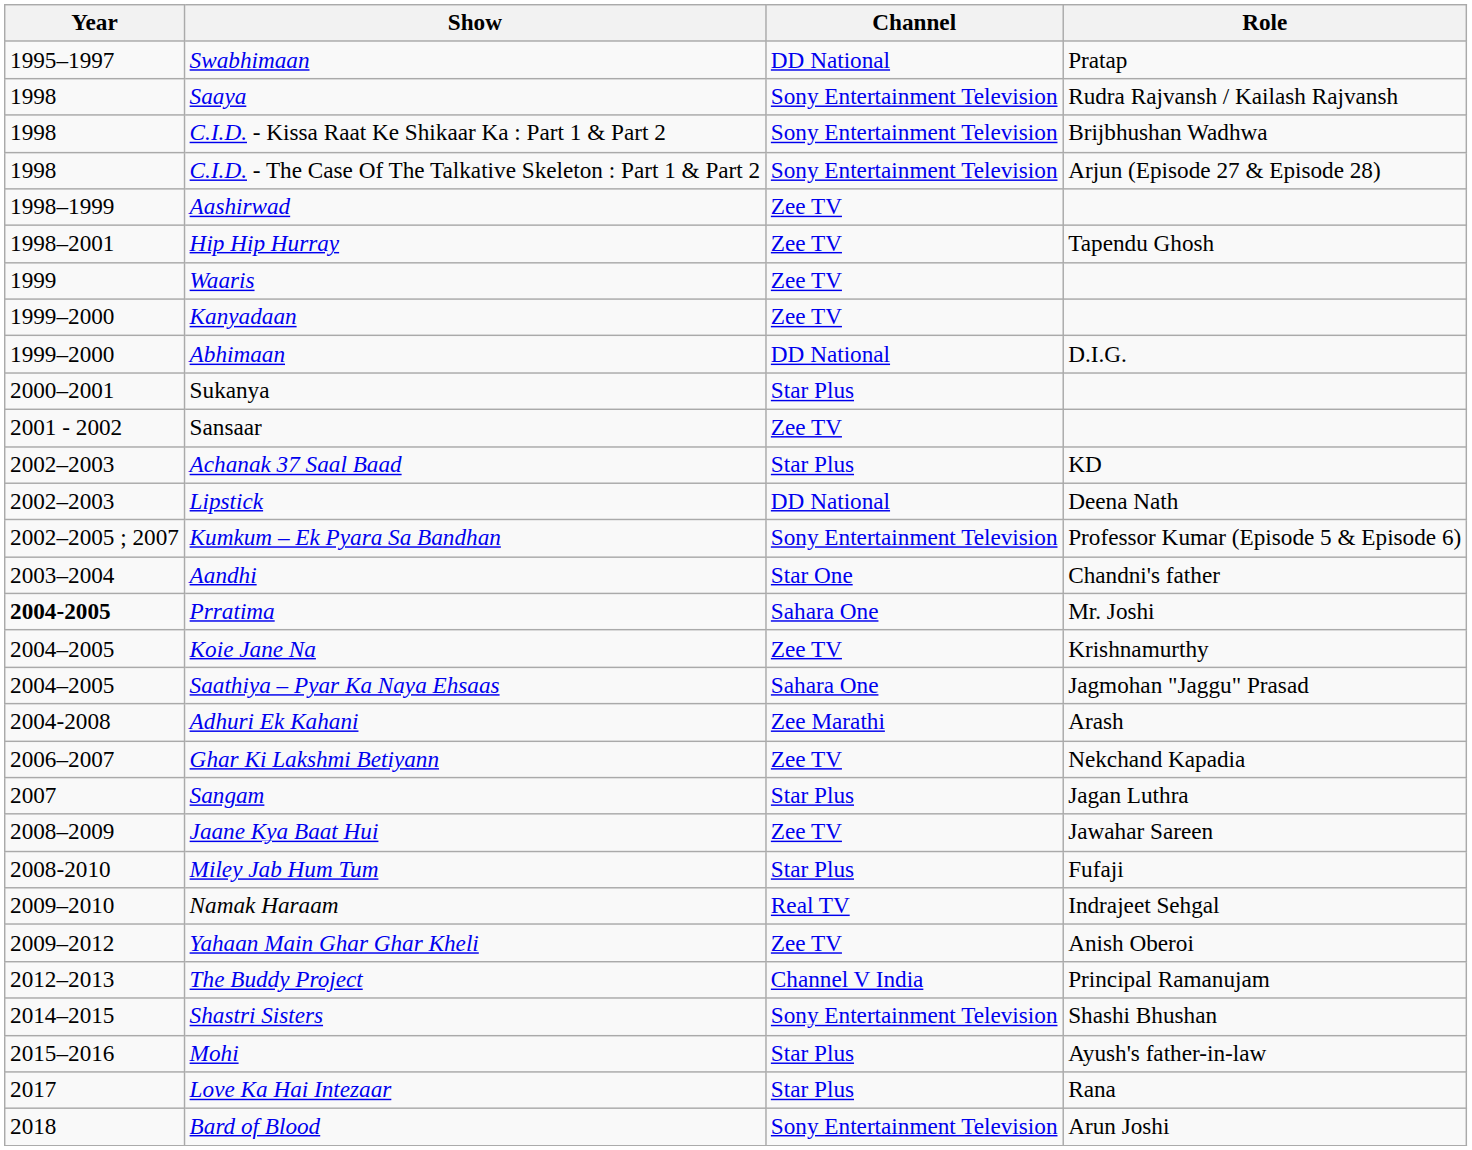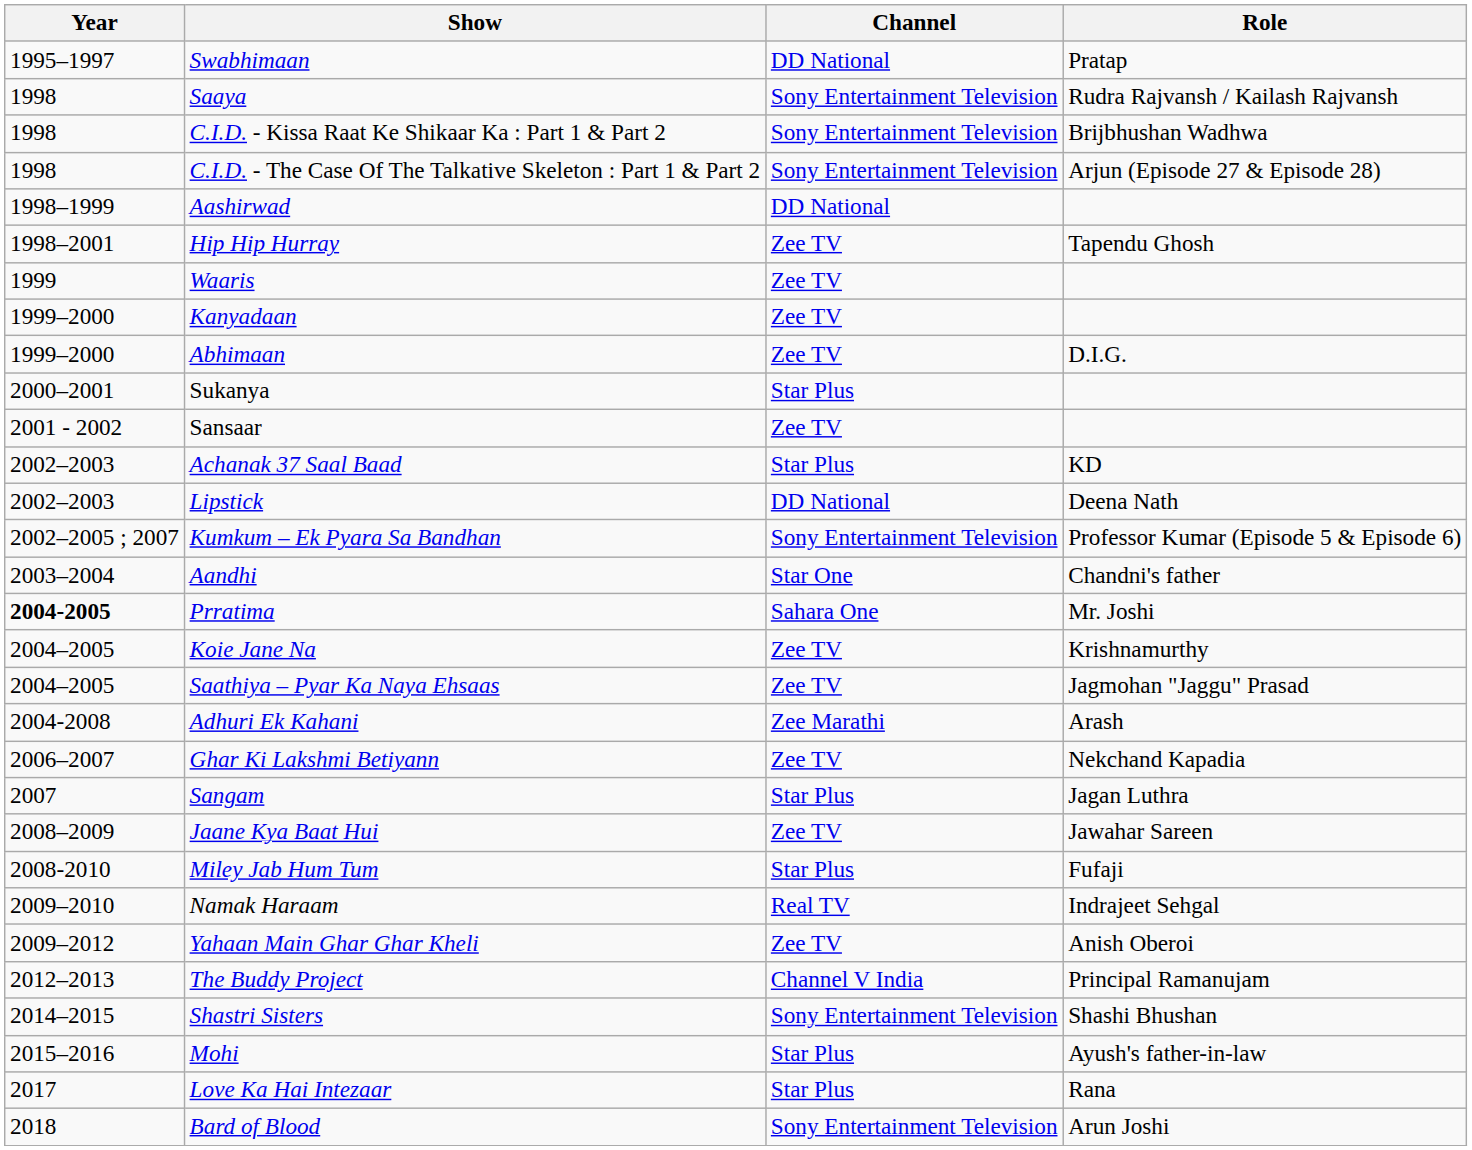(806, 206) Zee TV -> (830, 206) DD National
(830, 354) DD National -> (806, 354) Zee TV
(825, 685) Sahara One -> (806, 685) Zee TV
